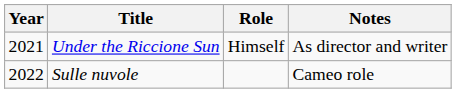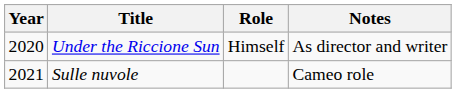(26, 46) 2021 -> (26, 46) 2020
(26, 74) 2022 -> (26, 74) 2021
